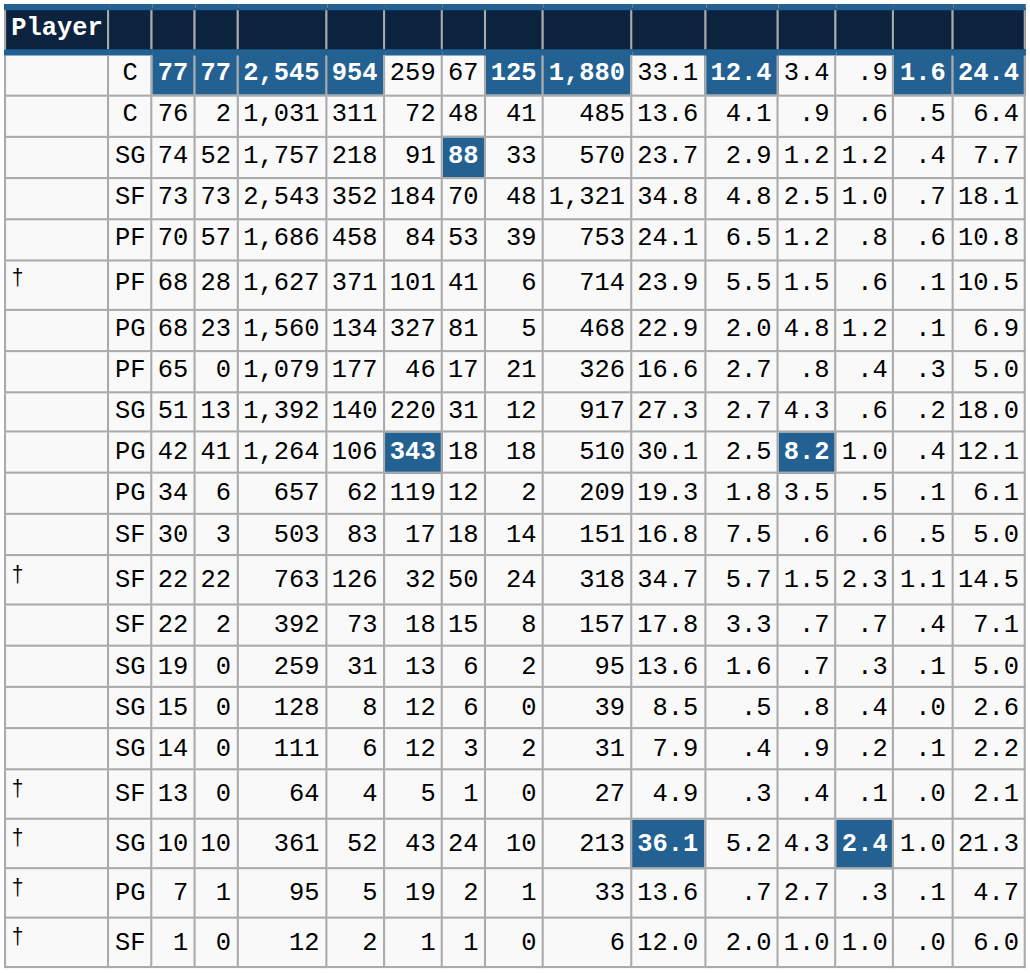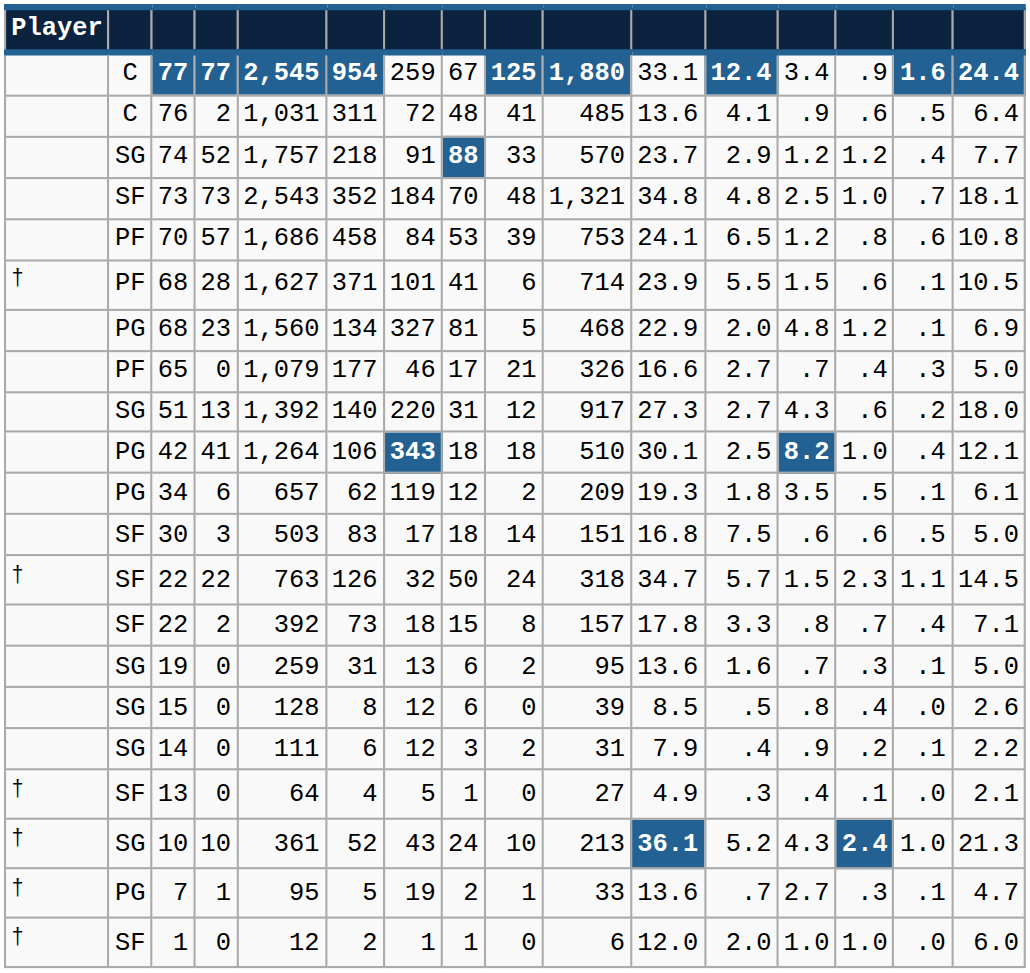(814, 371) .8 -> (814, 371) .7
(814, 626) .7 -> (814, 626) .8
